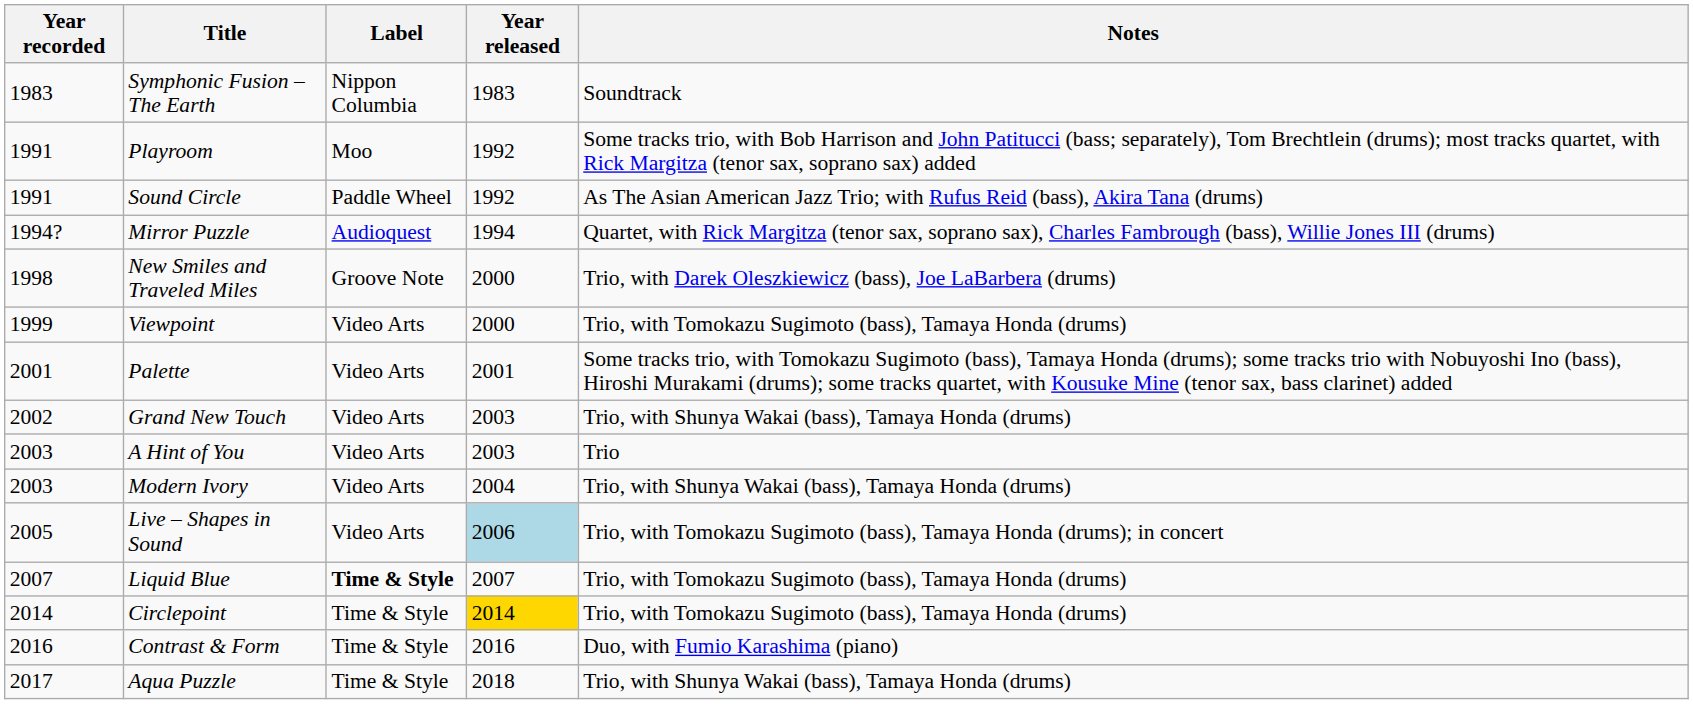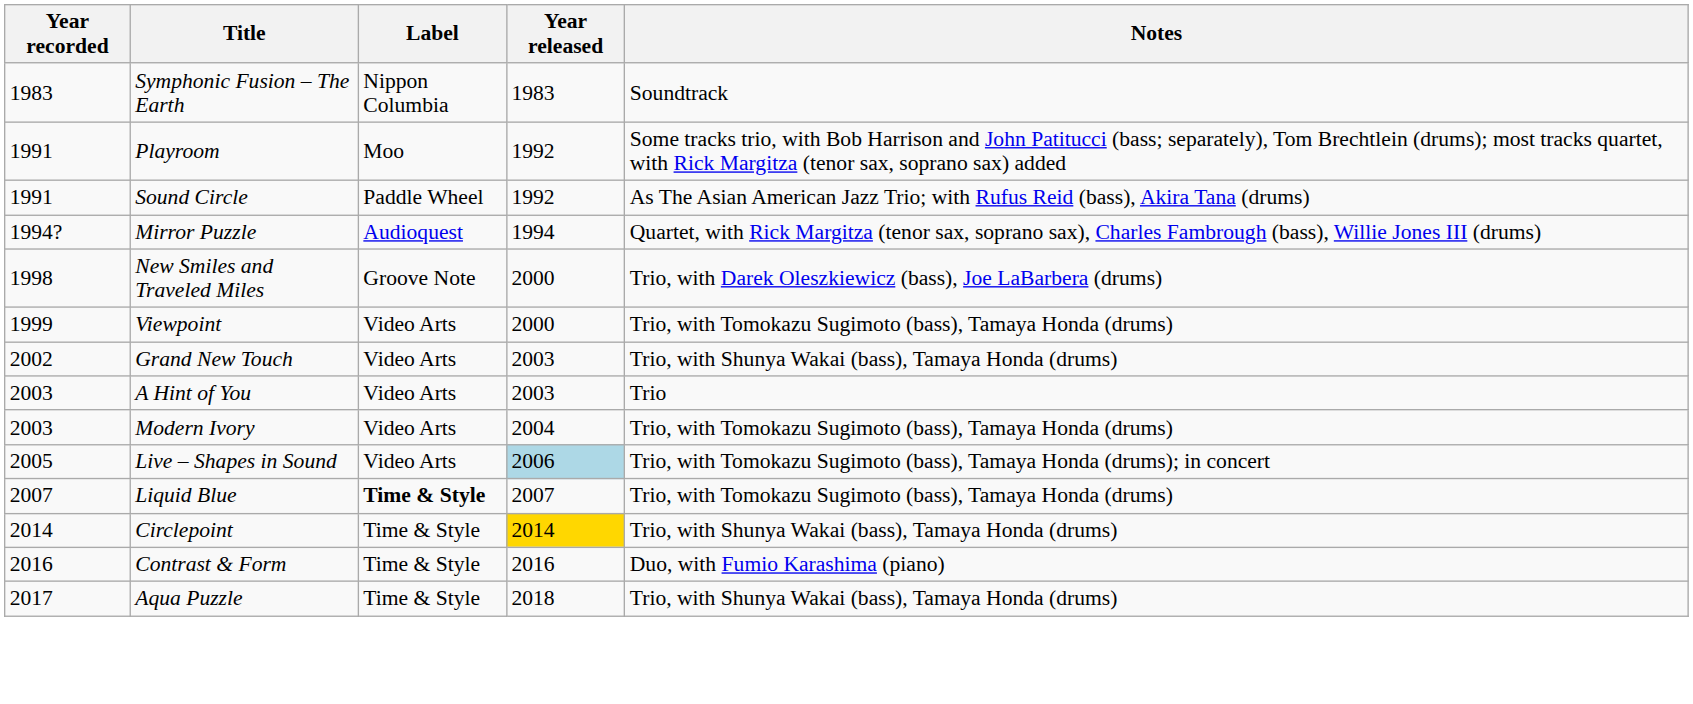- row: (159, 370)
(827, 485) Trio, with Shunya Wakai (bass), Tamaya Honda (drums) -> (901, 427) Trio, with Tomokazu Sugimoto (bass), Tamaya Honda (drums)
(855, 612) Trio, with Tomokazu Sugimoto (bass), Tamaya Honda (drums) -> (874, 529) Trio, with Shunya Wakai (bass), Tamaya Honda (drums)
